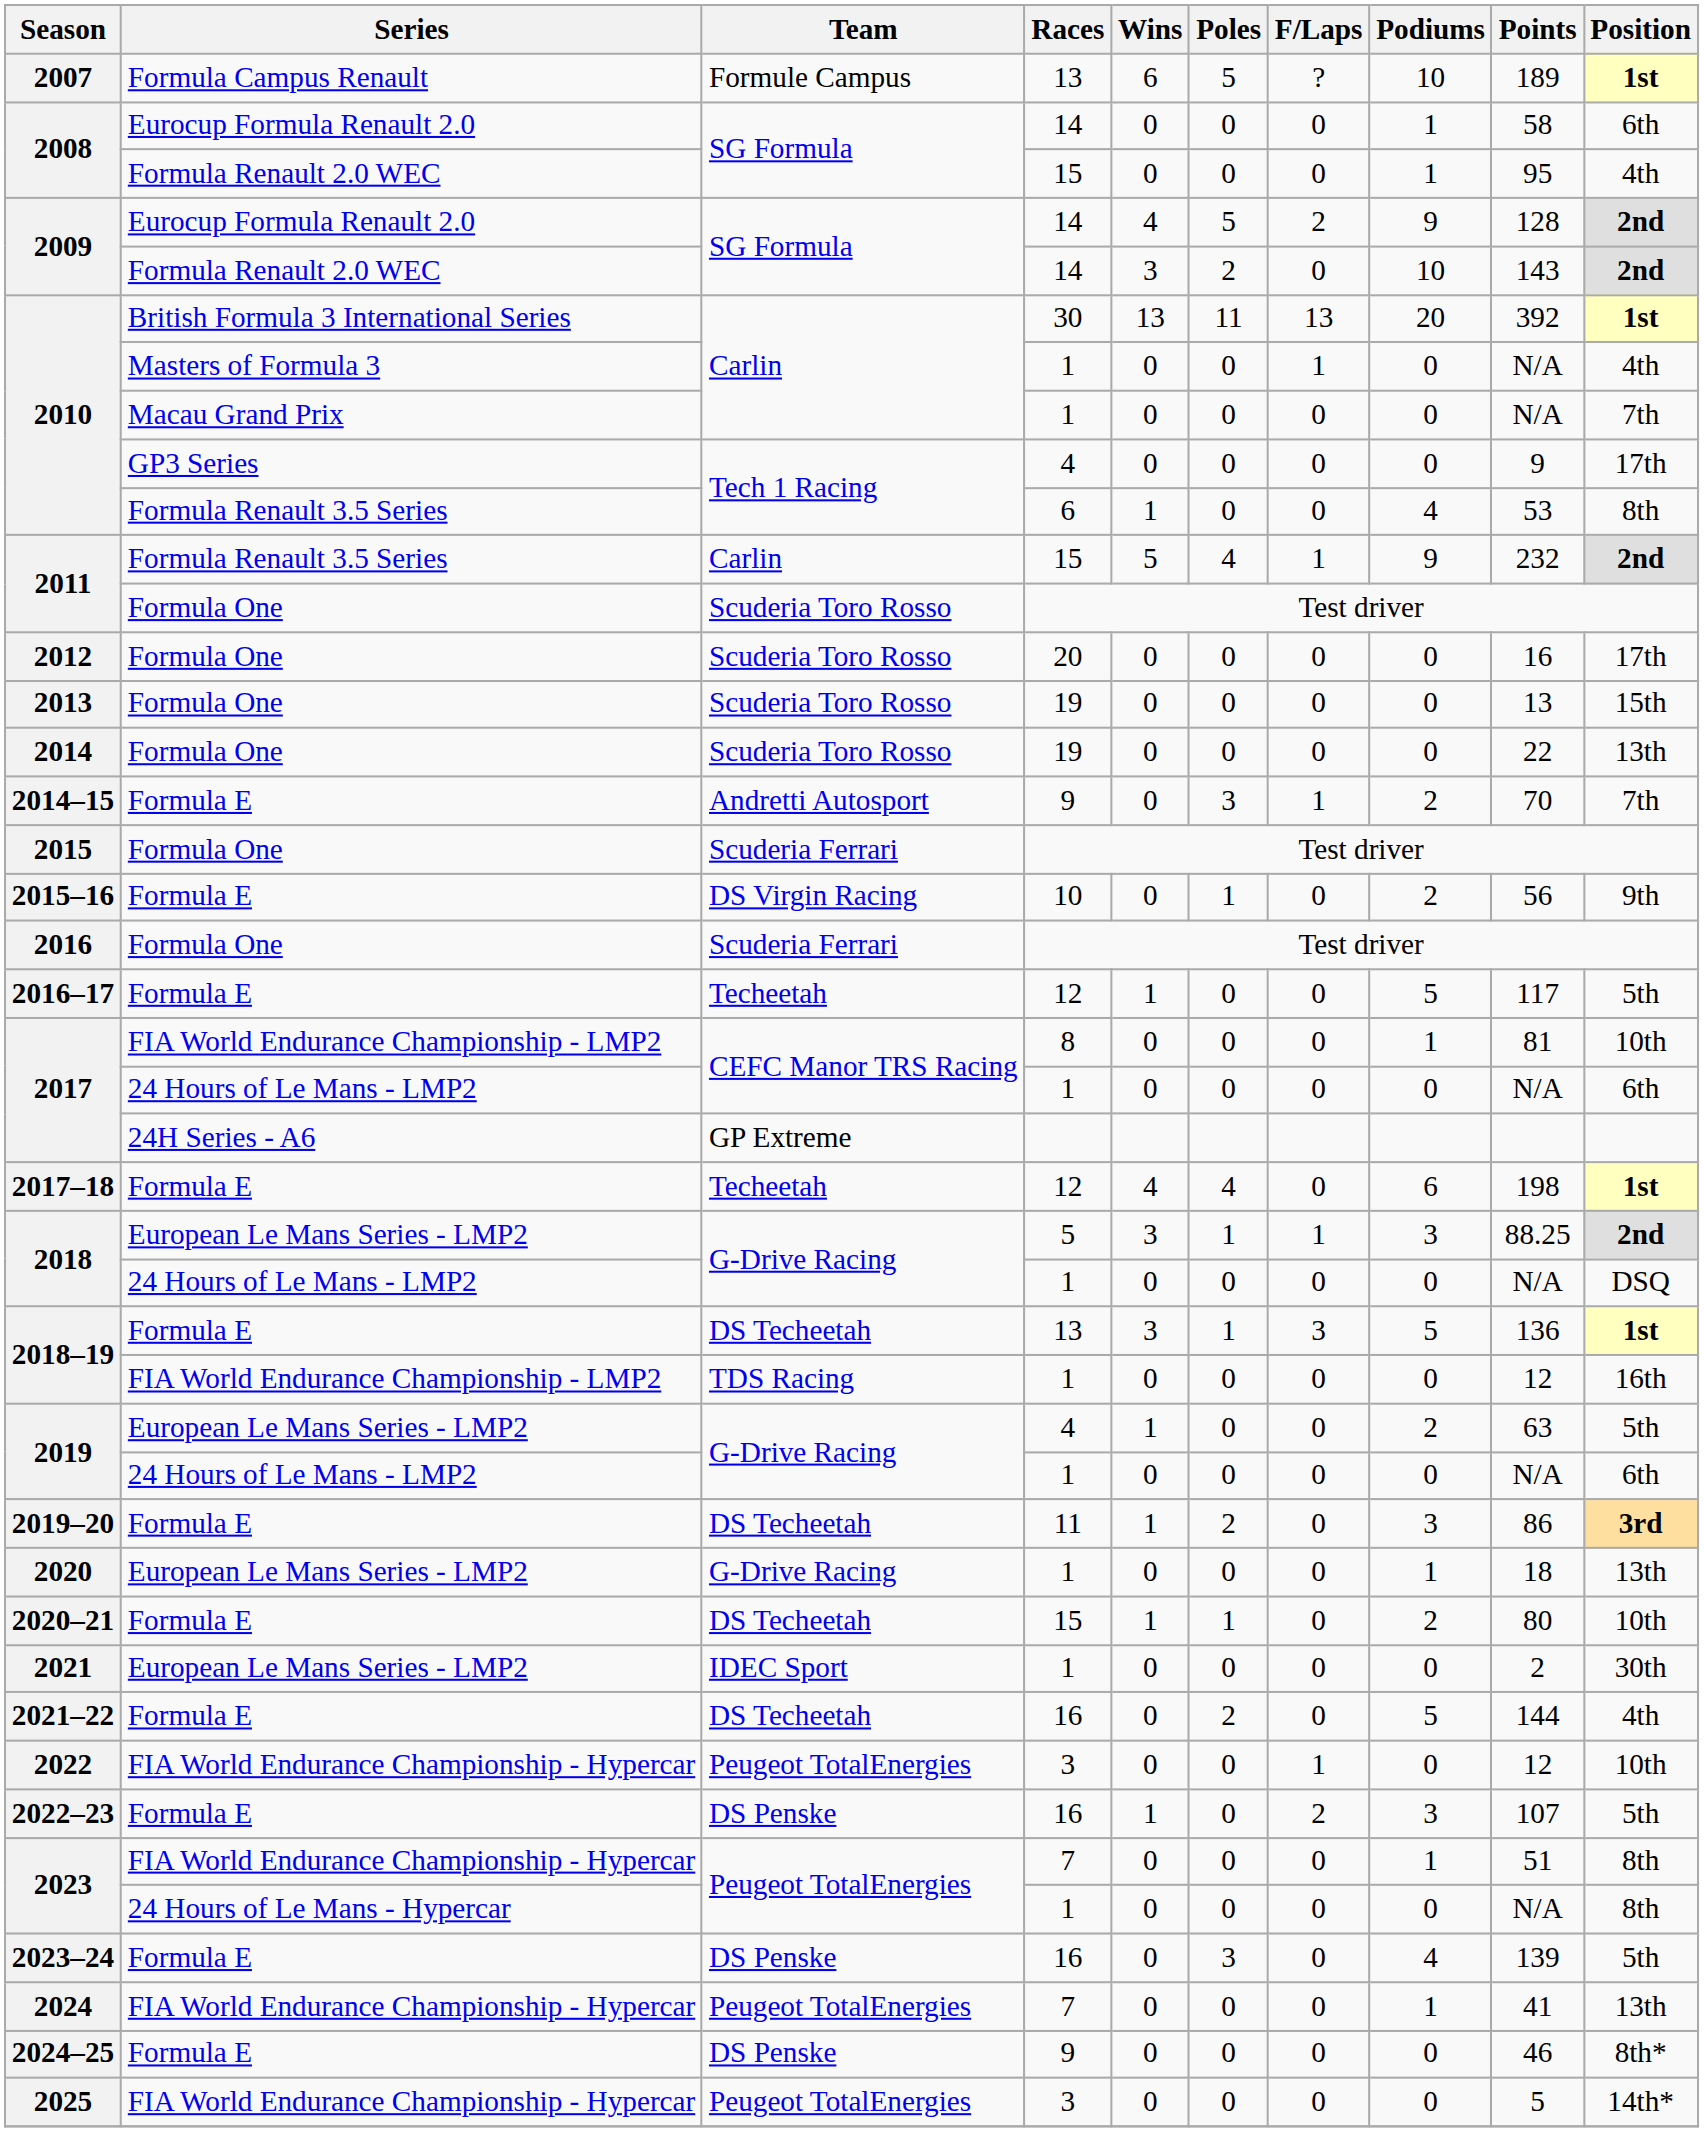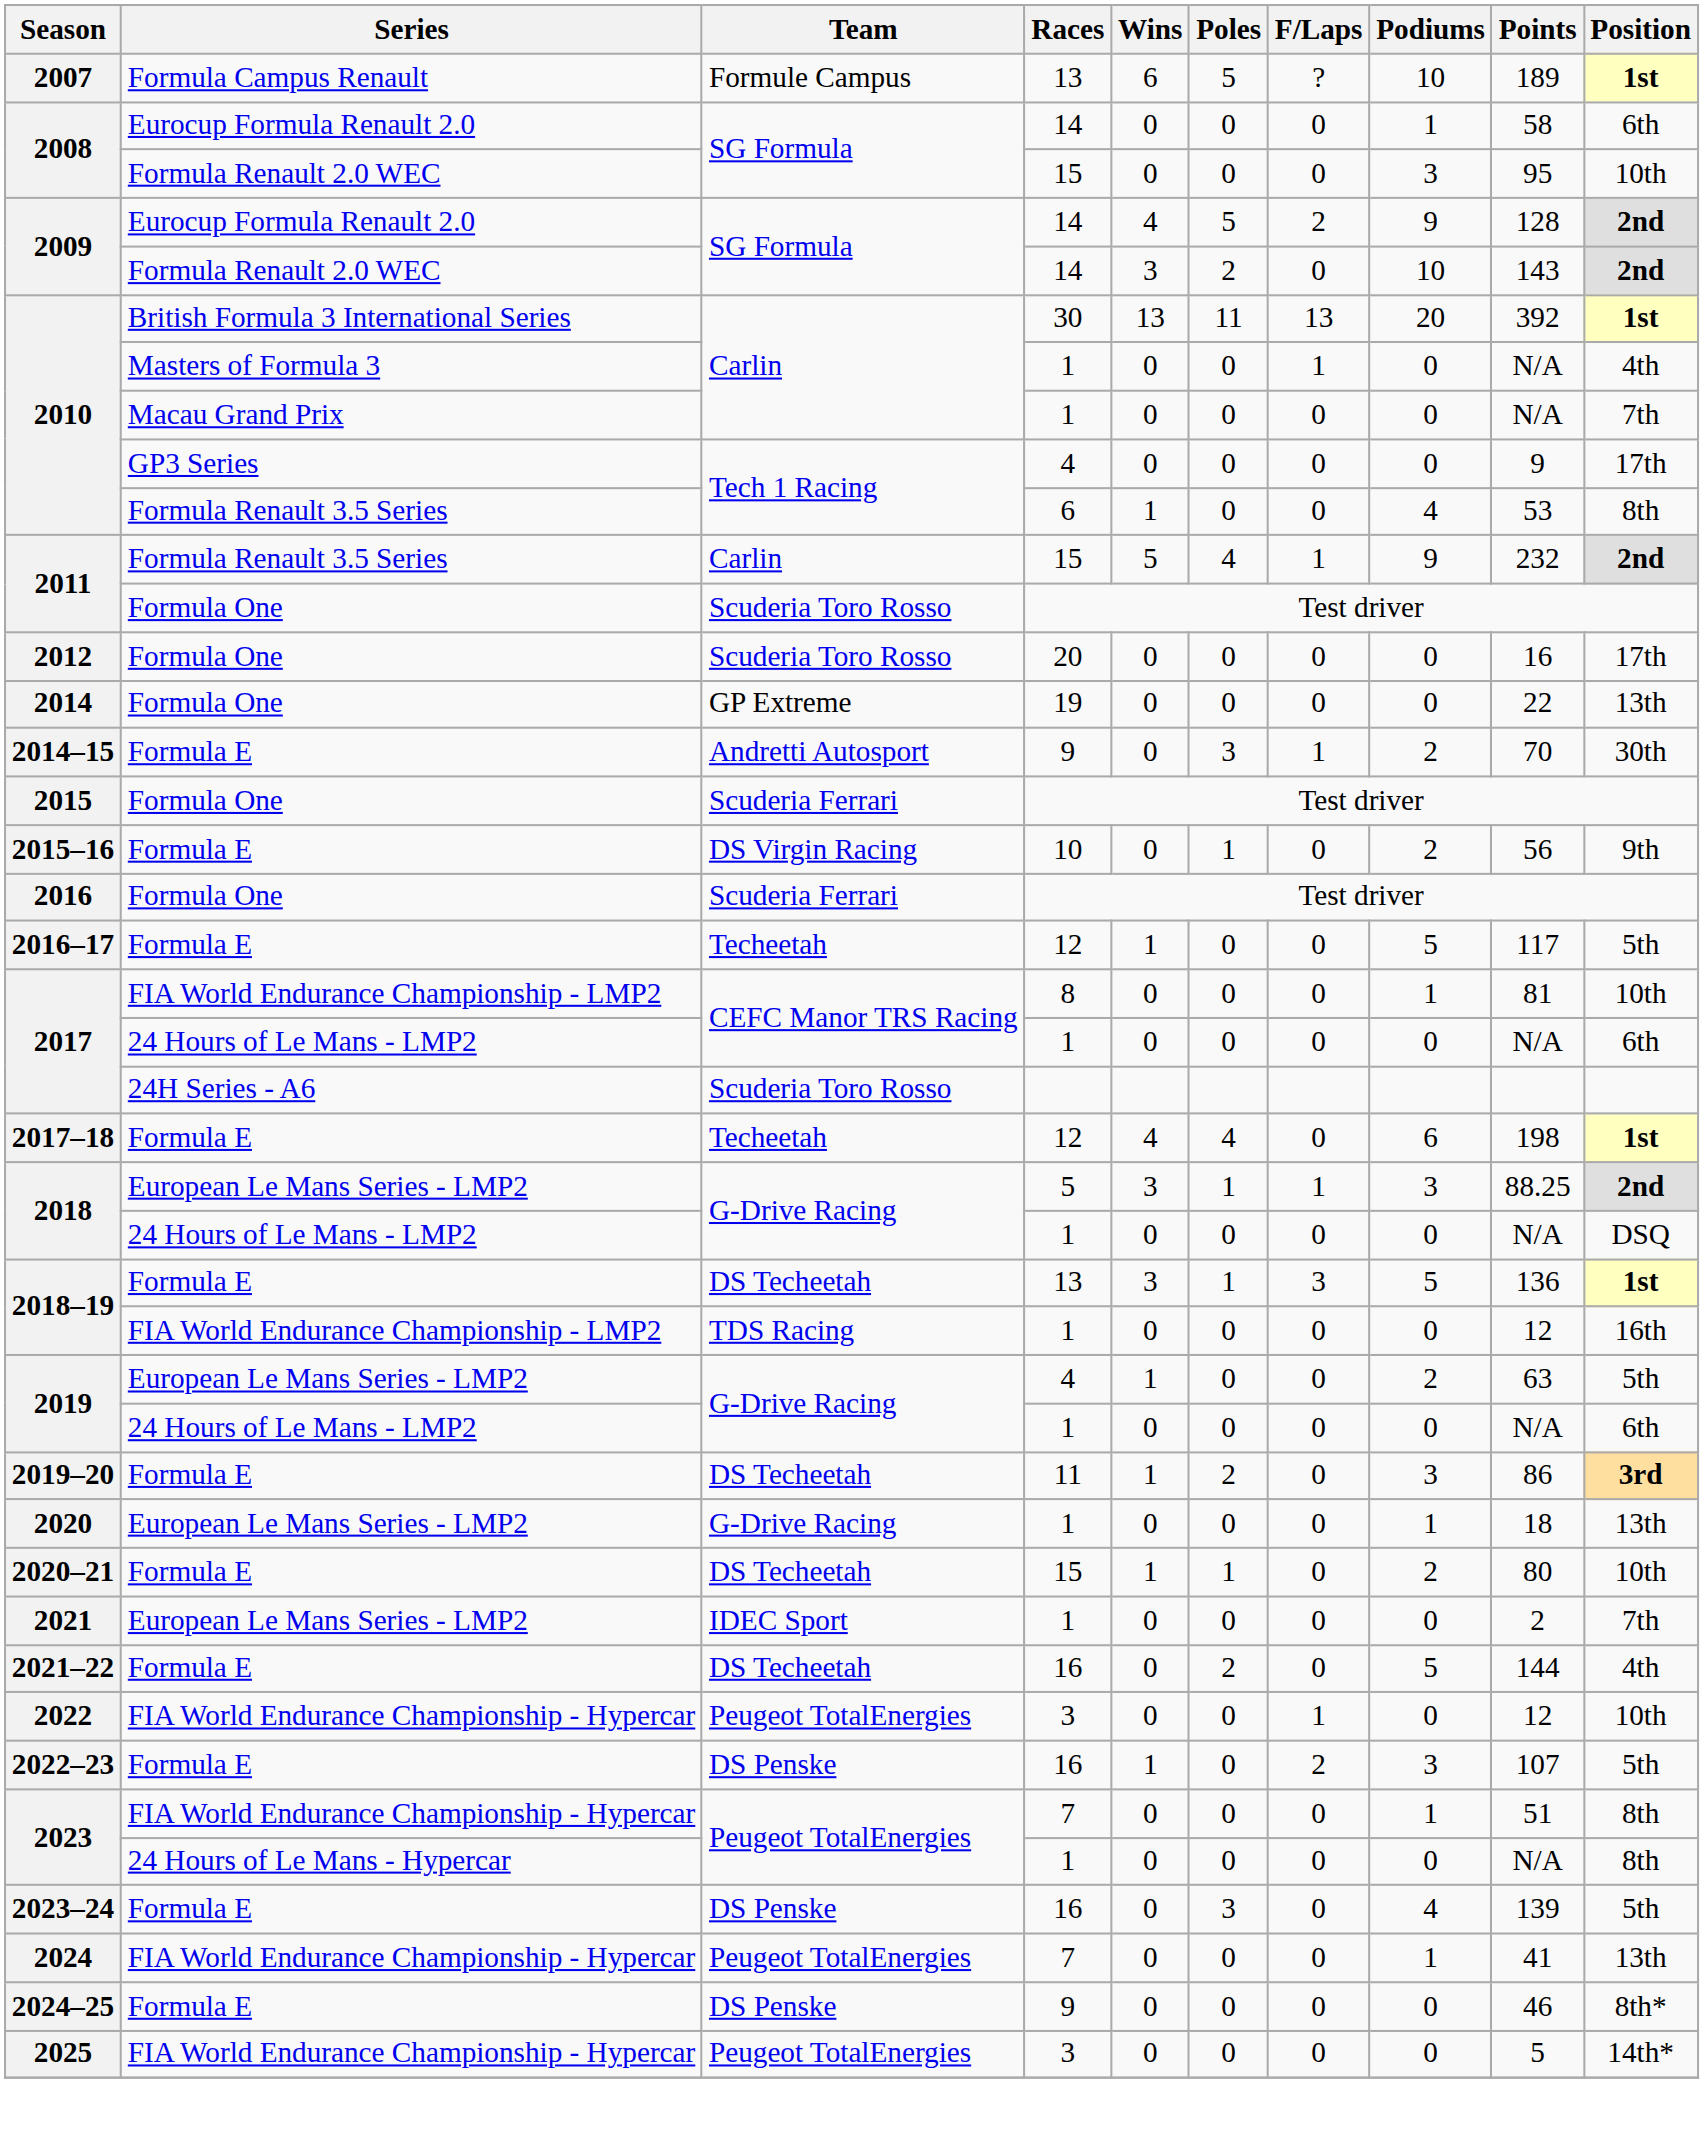(1431, 173) 1 -> (1431, 173) 3
(1641, 173) 4th -> (1641, 173) 10th
- row: (63, 703)
(830, 752) Scuderia Toro Rosso -> (780, 703) GP Extreme
(1641, 800) 7th -> (1641, 752) 30th
(780, 1137) GP Extreme -> (830, 1089) Scuderia Toro Rosso
(1641, 1668) 30th -> (1641, 1620) 7th
